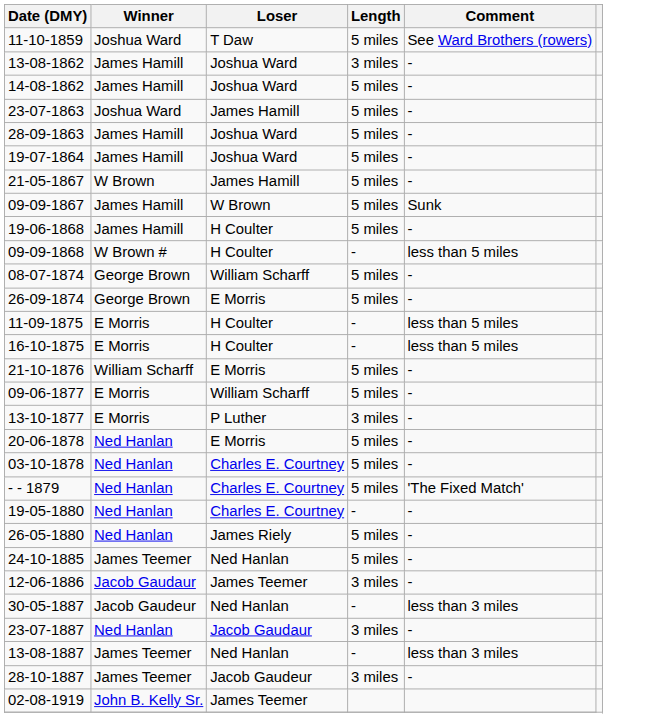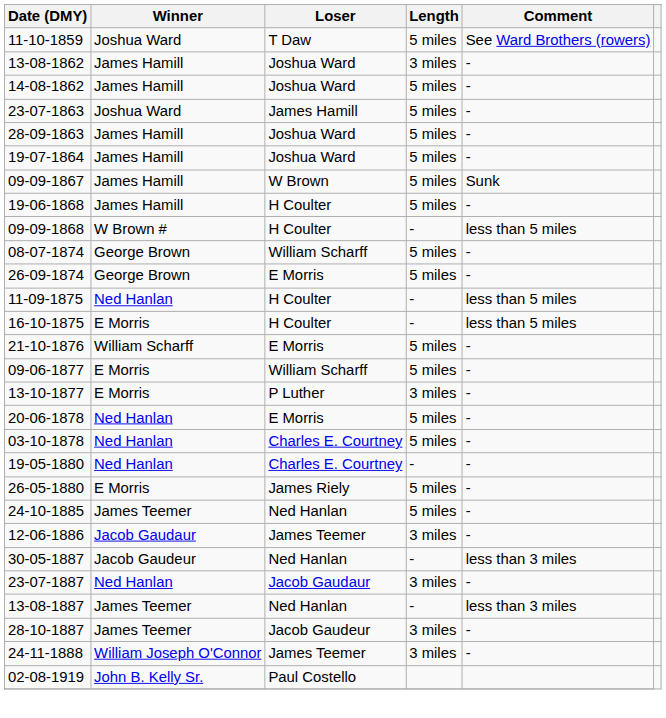- row: (46, 181)
(122, 323) E Morris -> (133, 299) Ned Hanlan
- row: (34, 488)
(133, 535) Ned Hanlan -> (122, 488) E Morris
+ row: (45, 653)
(259, 700) James Teemer -> (312, 677) Paul Costello
